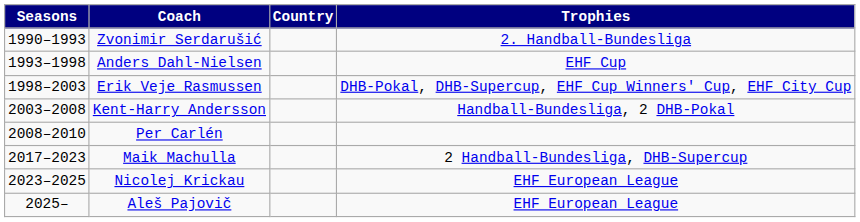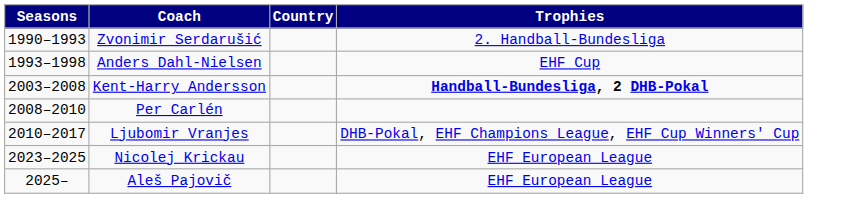- row: (179, 87)
(596, 110) normal -> (570, 87) bold
+ row: (179, 134)
- row: (179, 157)
